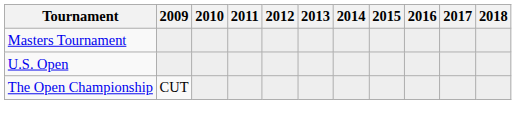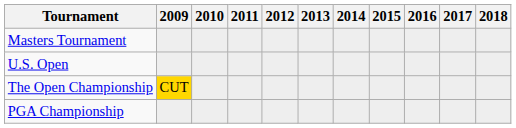(174, 88) no background -> (174, 88) gold background
+ row: (66, 111)
